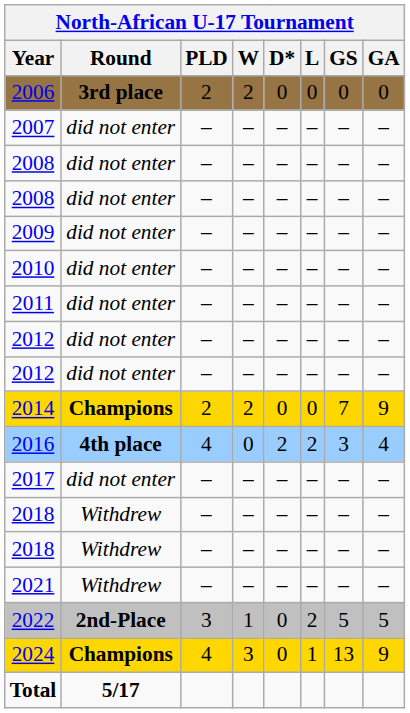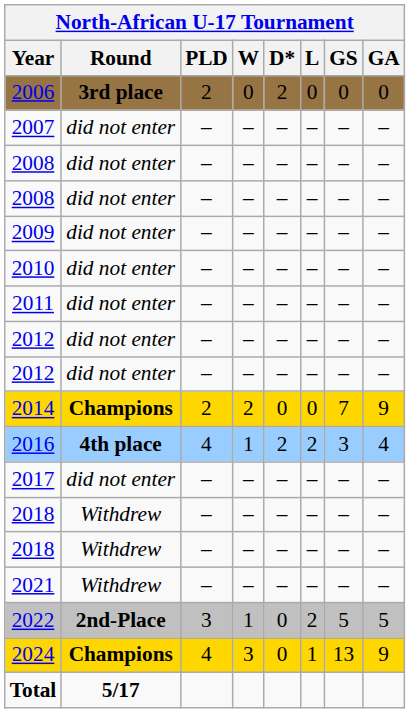(248, 92) 2 -> (248, 92) 0
(282, 92) 0 -> (282, 92) 2
(248, 444) 0 -> (248, 444) 1
